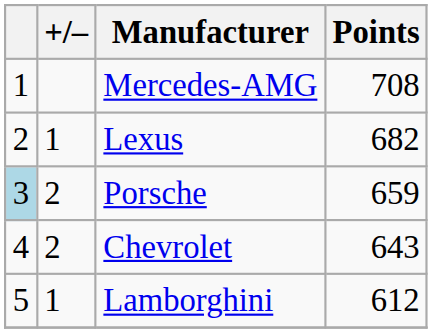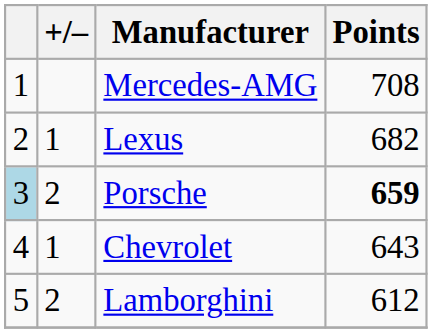(395, 193) normal -> (395, 193) bold
(52, 247) 2 -> (52, 247) 1
(52, 301) 1 -> (52, 301) 2
